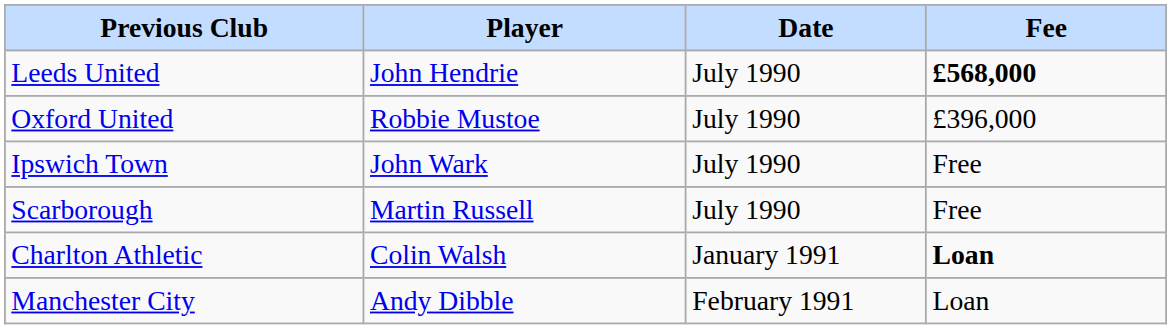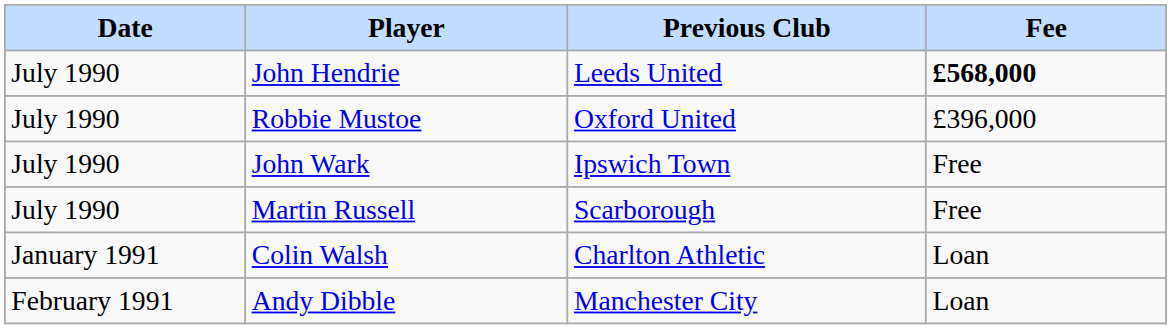columns swapped: (806, 27) <-> (184, 27)
(963, 255) bold -> (961, 255) normal
